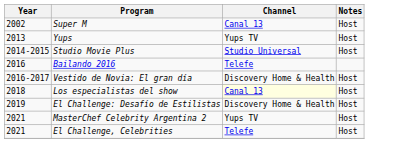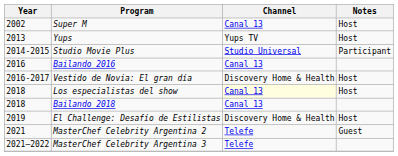(348, 51) Host -> (365, 51) Participant
(239, 64) Telefe -> (244, 64) Canal 13
+ row: (84, 104)
(241, 118) Yups TV -> (239, 131) Telefe
(348, 118) Host -> (350, 131) Guest
- row: (113, 131)
+ row: (130, 144)
